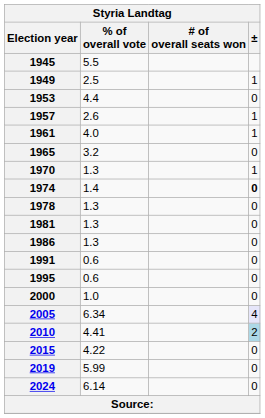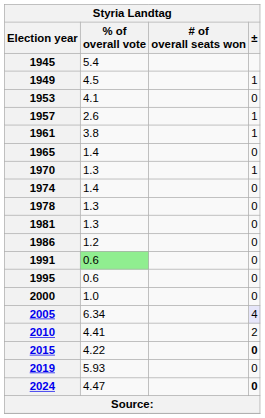(91, 62) 5.5 -> (91, 62) 5.4
(91, 80) 2.5 -> (91, 80) 4.5
(91, 98) 4.4 -> (91, 98) 4.1
(91, 134) 4.0 -> (91, 134) 3.8
(91, 152) 3.2 -> (91, 152) 1.4
(254, 188) bold -> (254, 188) normal
(91, 242) 1.3 -> (91, 242) 1.2
(91, 260) no background -> (91, 260) lightgreen background
(254, 332) lightblue background -> (254, 332) no background
(254, 350) normal -> (254, 350) bold
(94, 368) 5.99 -> (94, 368) 5.93
(94, 386) 6.14 -> (94, 386) 4.47
(254, 386) normal -> (254, 386) bold
